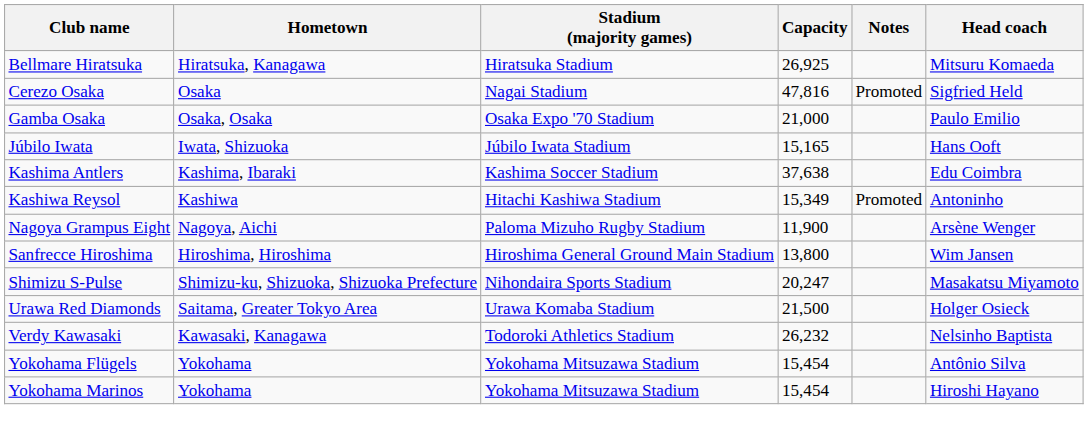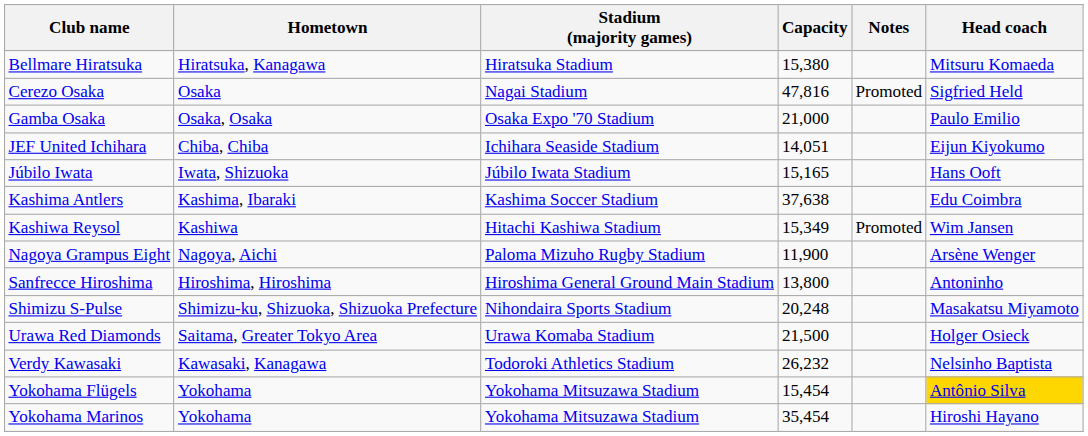(805, 64) 26,925 -> (805, 64) 15,380
+ row: (77, 145)
(967, 200) Antoninho -> (972, 227) Wim Jansen
(972, 254) Wim Jansen -> (967, 281) Antoninho
(805, 281) 20,247 -> (805, 308) 20,248
(978, 363) no background -> (978, 390) gold background
(805, 390) 15,454 -> (805, 417) 35,454
